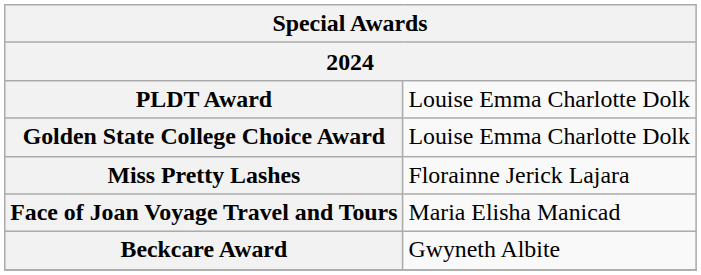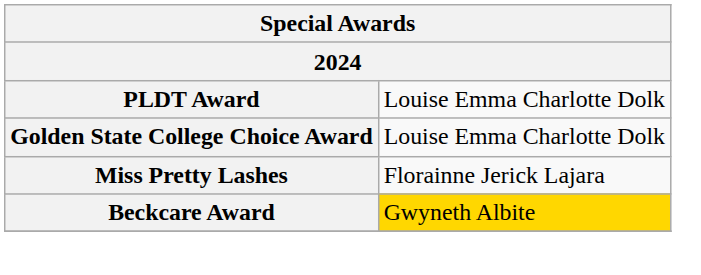- row: (204, 212)
(484, 250) no background -> (459, 212) gold background
